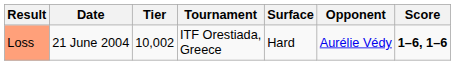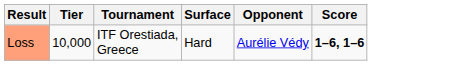- column: (91, 14)
(155, 42) 10,002 -> (72, 42) 10,000
